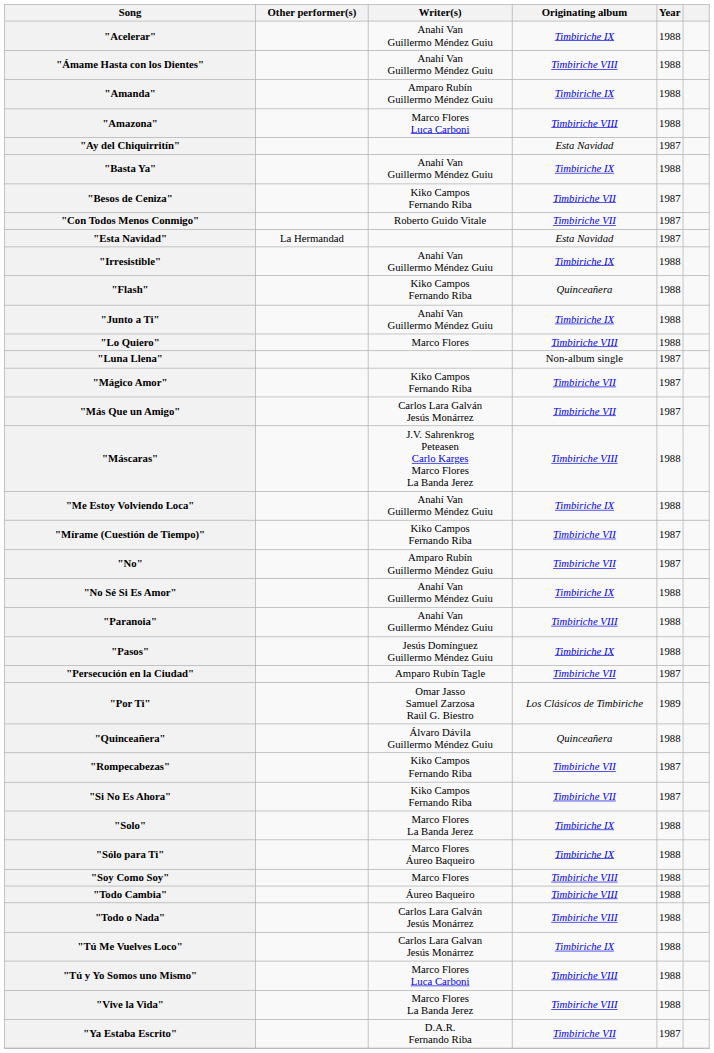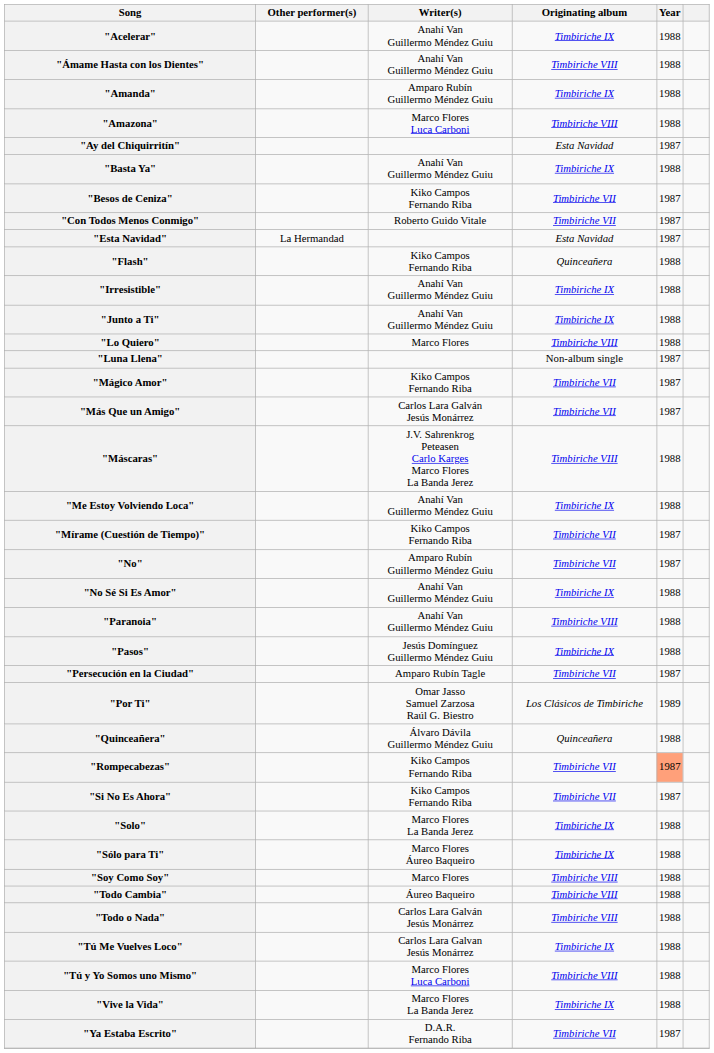rows swapped: (130, 290) <-> (130, 261)
(670, 767) no background -> (670, 767) lightsalmon background
(584, 1004) Timbiriche VIII -> (584, 1004) Timbiriche IX
